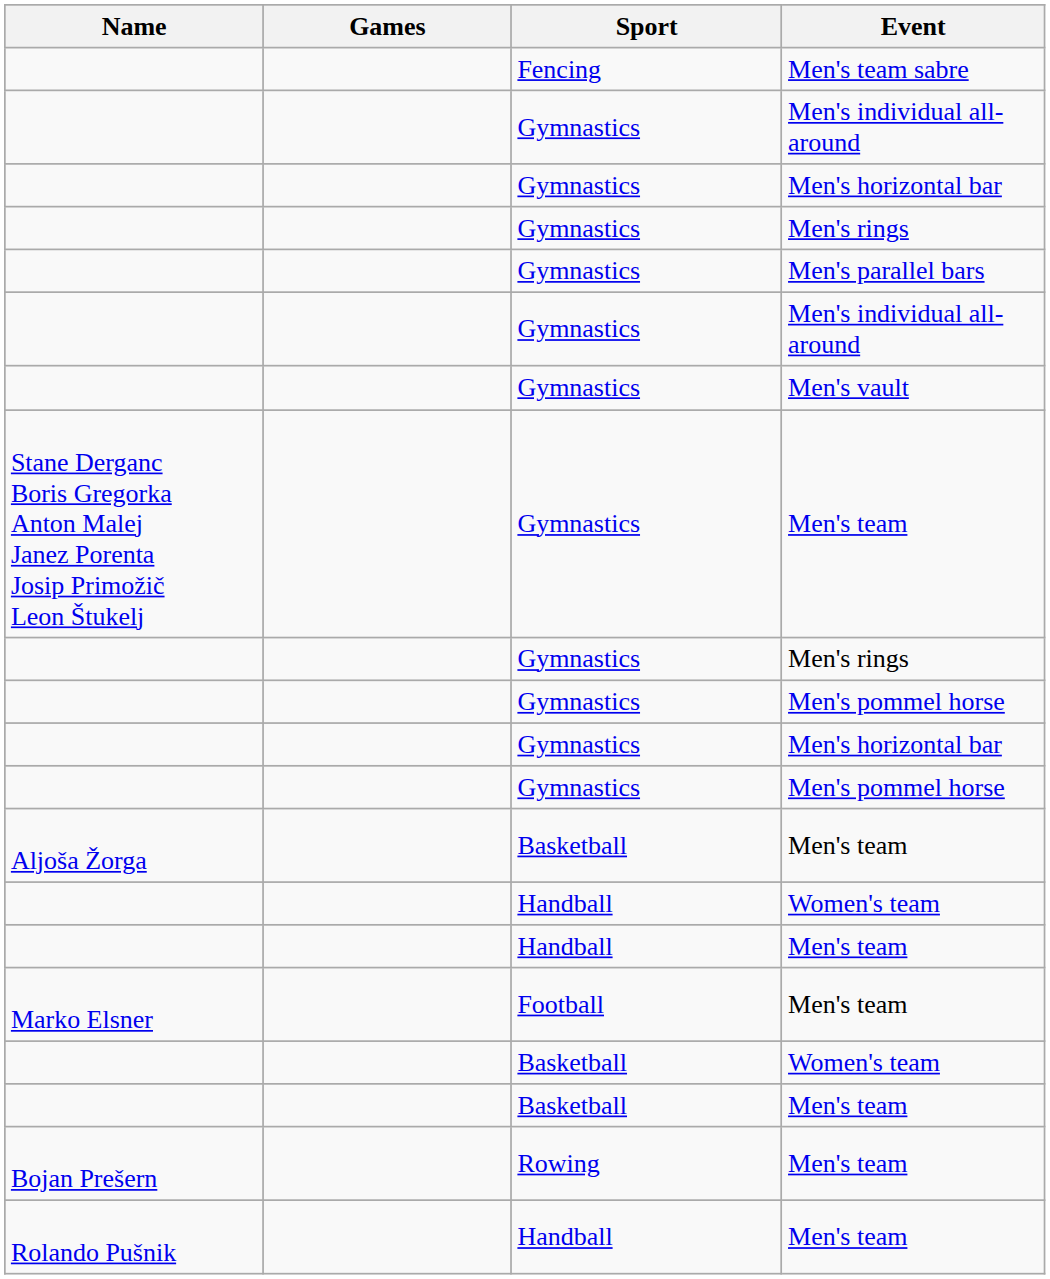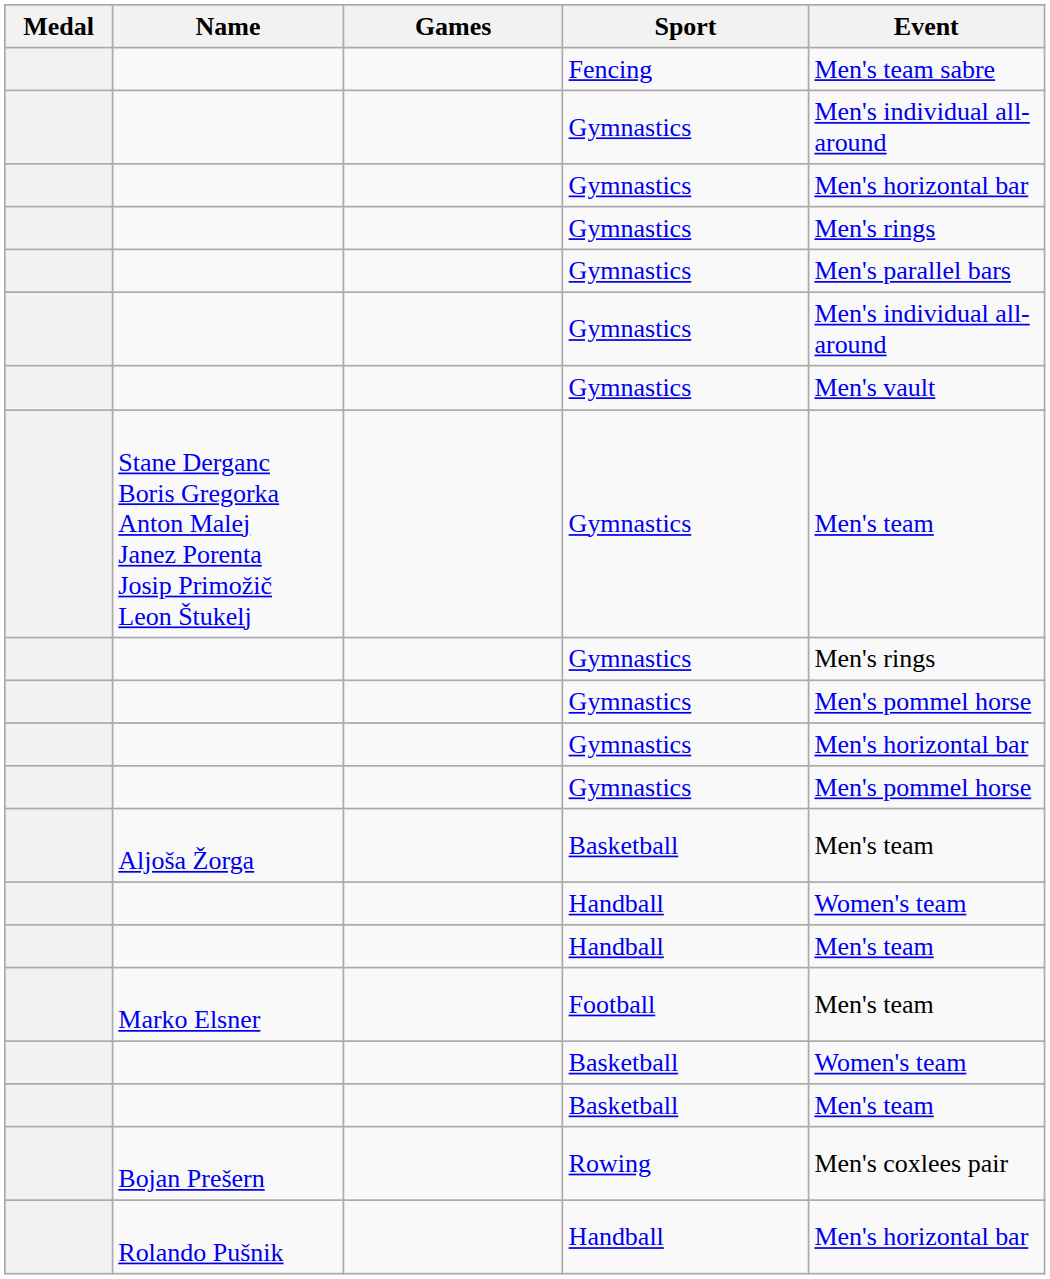+ column: (59, 26)
(848, 1163) Men's team -> (911, 1163) Men's coxlees pair
(848, 1237) Men's team -> (921, 1237) Men's horizontal bar
